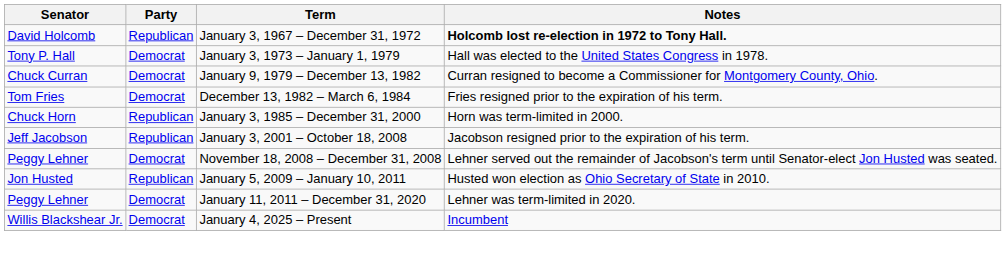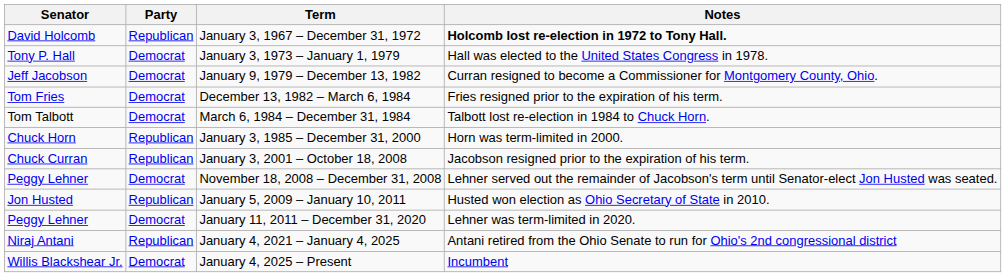(47, 76) Chuck Curran -> (47, 76) Jeff Jacobson
+ row: (305, 117)
(47, 138) Jeff Jacobson -> (47, 158) Chuck Curran
+ row: (300, 240)
